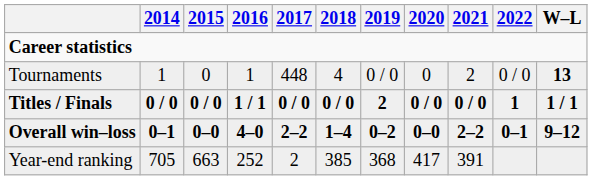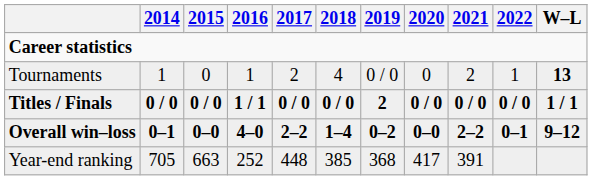(294, 75) 448 -> (294, 75) 2
(515, 75) 0 / 0 -> (515, 75) 1
(515, 103) 1 -> (515, 103) 0 / 0
(294, 160) 2 -> (294, 160) 448
